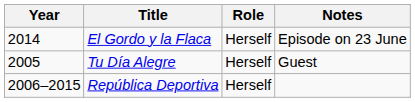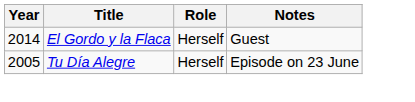(342, 39) Episode on 23 June -> (250, 39) Guest
(297, 62) Guest -> (295, 62) Episode on 23 June
- row: (153, 85)
